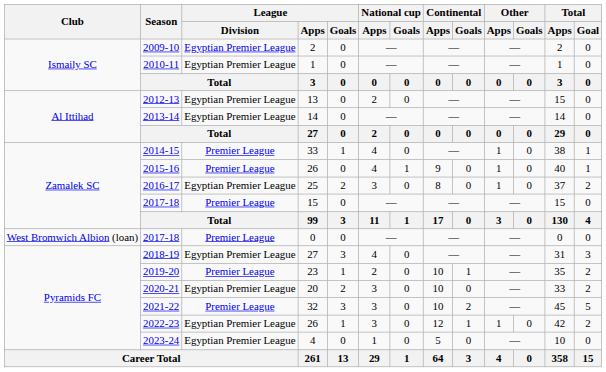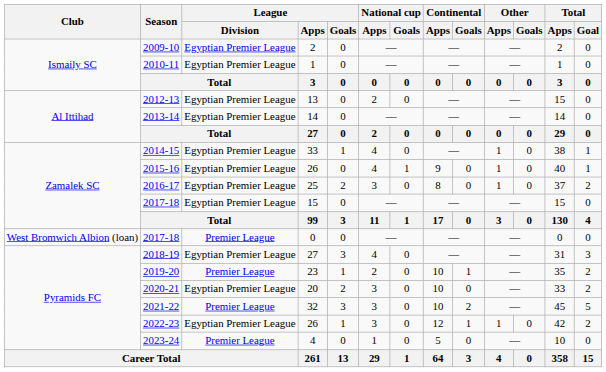(240, 151) Premier League -> (240, 151) Egyptian Premier League
(240, 168) Premier League -> (240, 168) Egyptian Premier League
(240, 202) Premier League -> (240, 202) Egyptian Premier League
(240, 340) Egyptian Premier League -> (240, 340) Premier League
